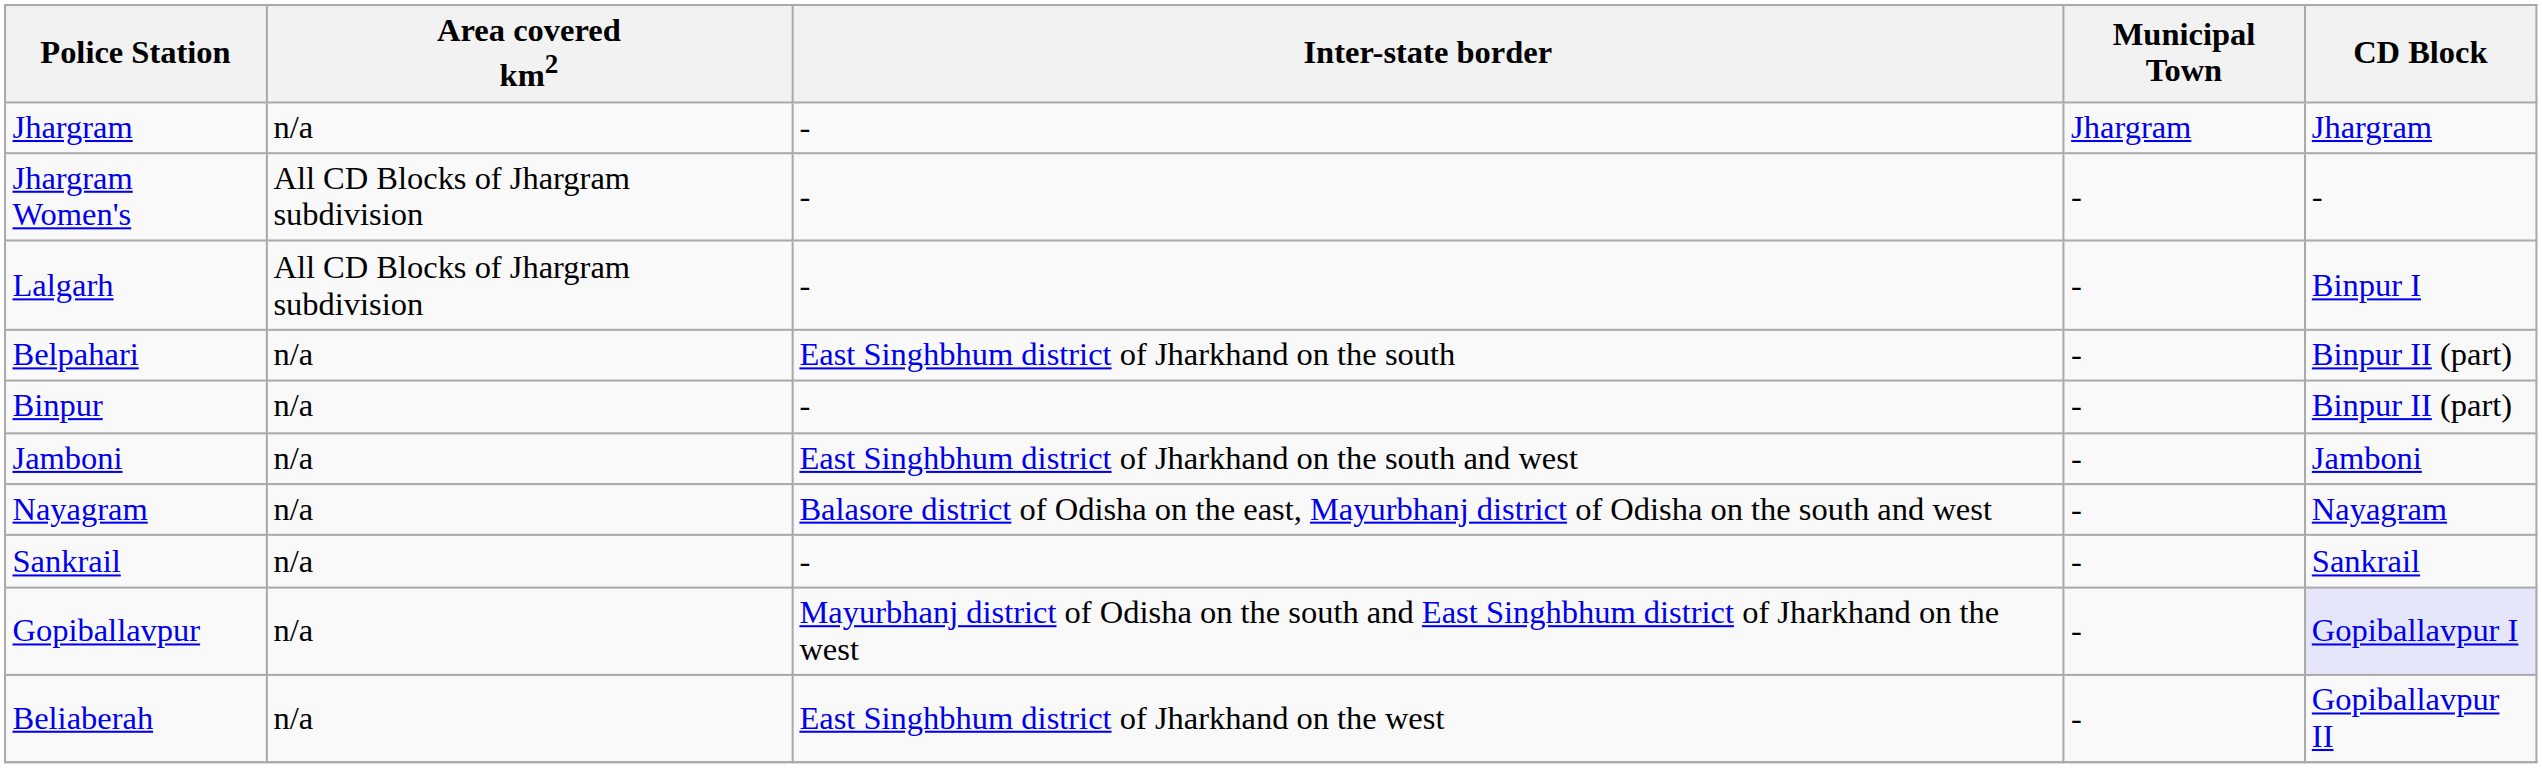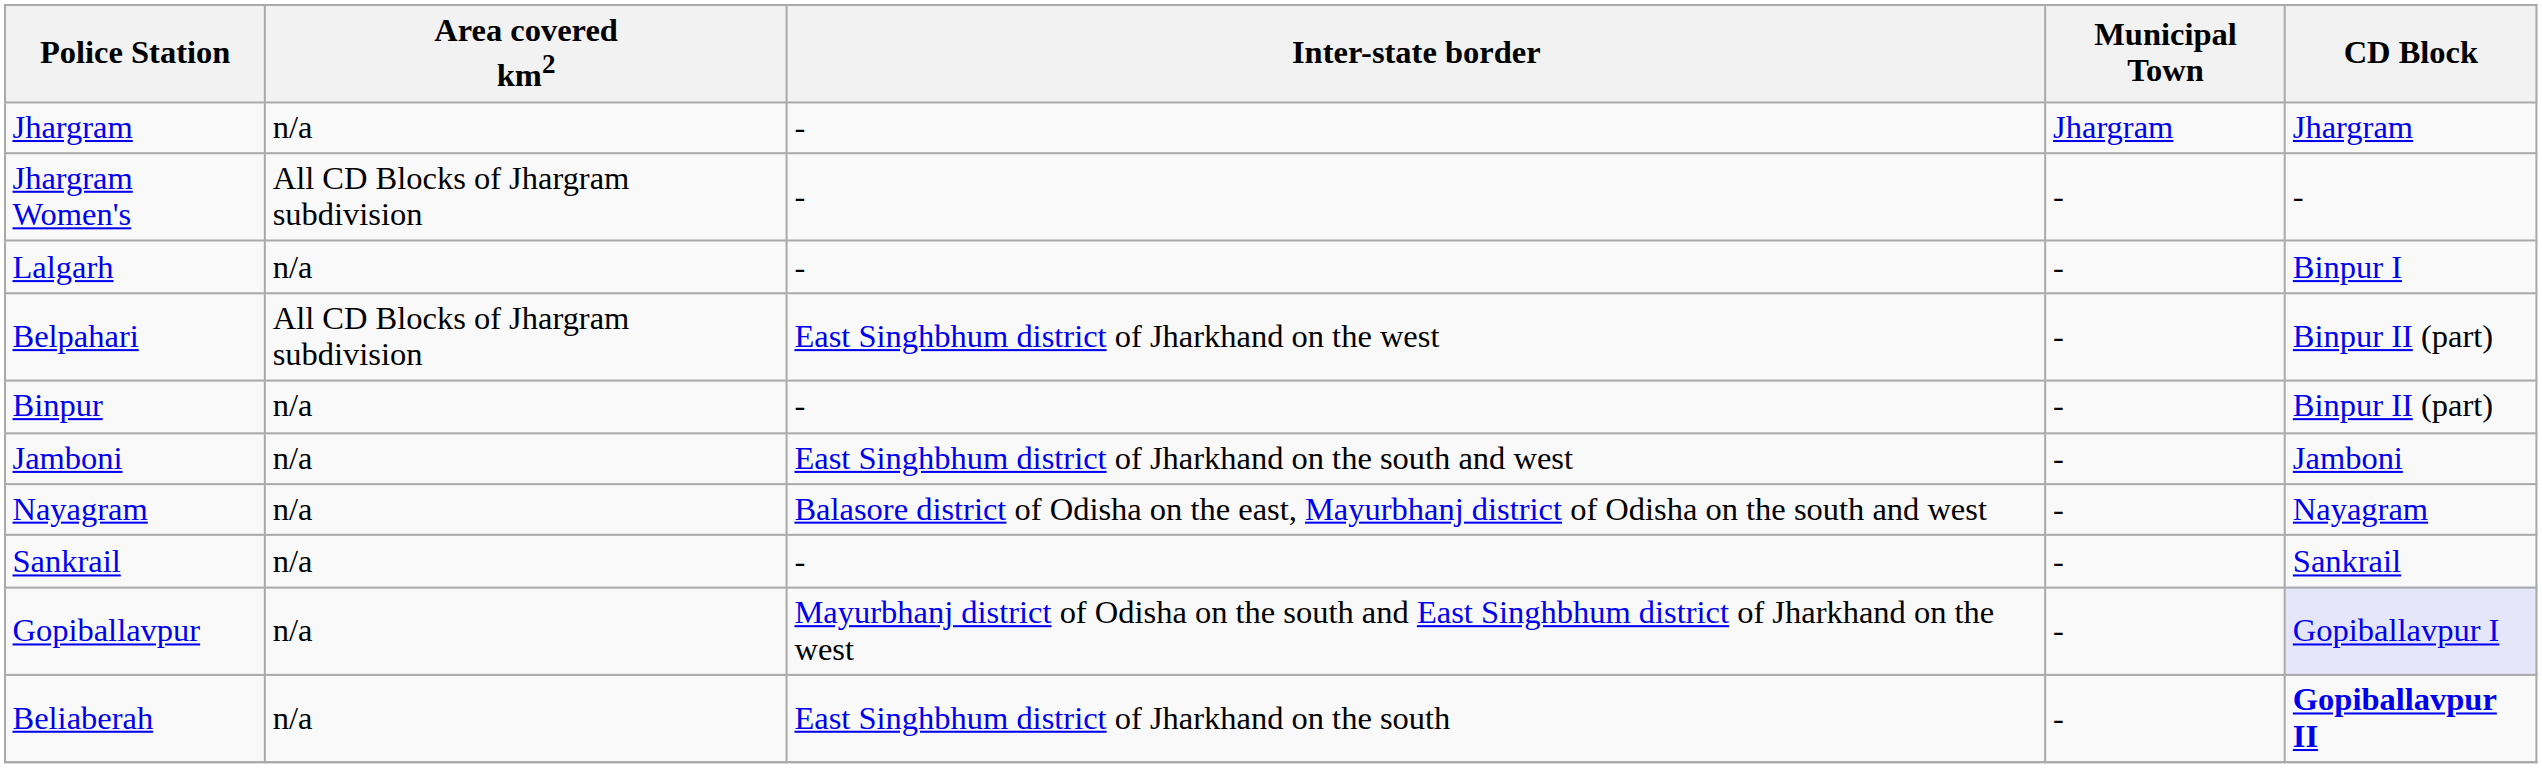(452, 284) All CD Blocks of Jhargram subdivision -> (293, 266) n/a
(293, 354) n/a -> (451, 336) All CD Blocks of Jhargram subdivision
(1127, 354) East Singhbhum district of Jharkhand on the south -> (1117, 336) East Singhbhum district of Jharkhand on the west
(1122, 718) East Singhbhum district of Jharkhand on the west -> (1122, 718) East Singhbhum district of Jharkhand on the south
(2406, 718) normal -> (2395, 718) bold
